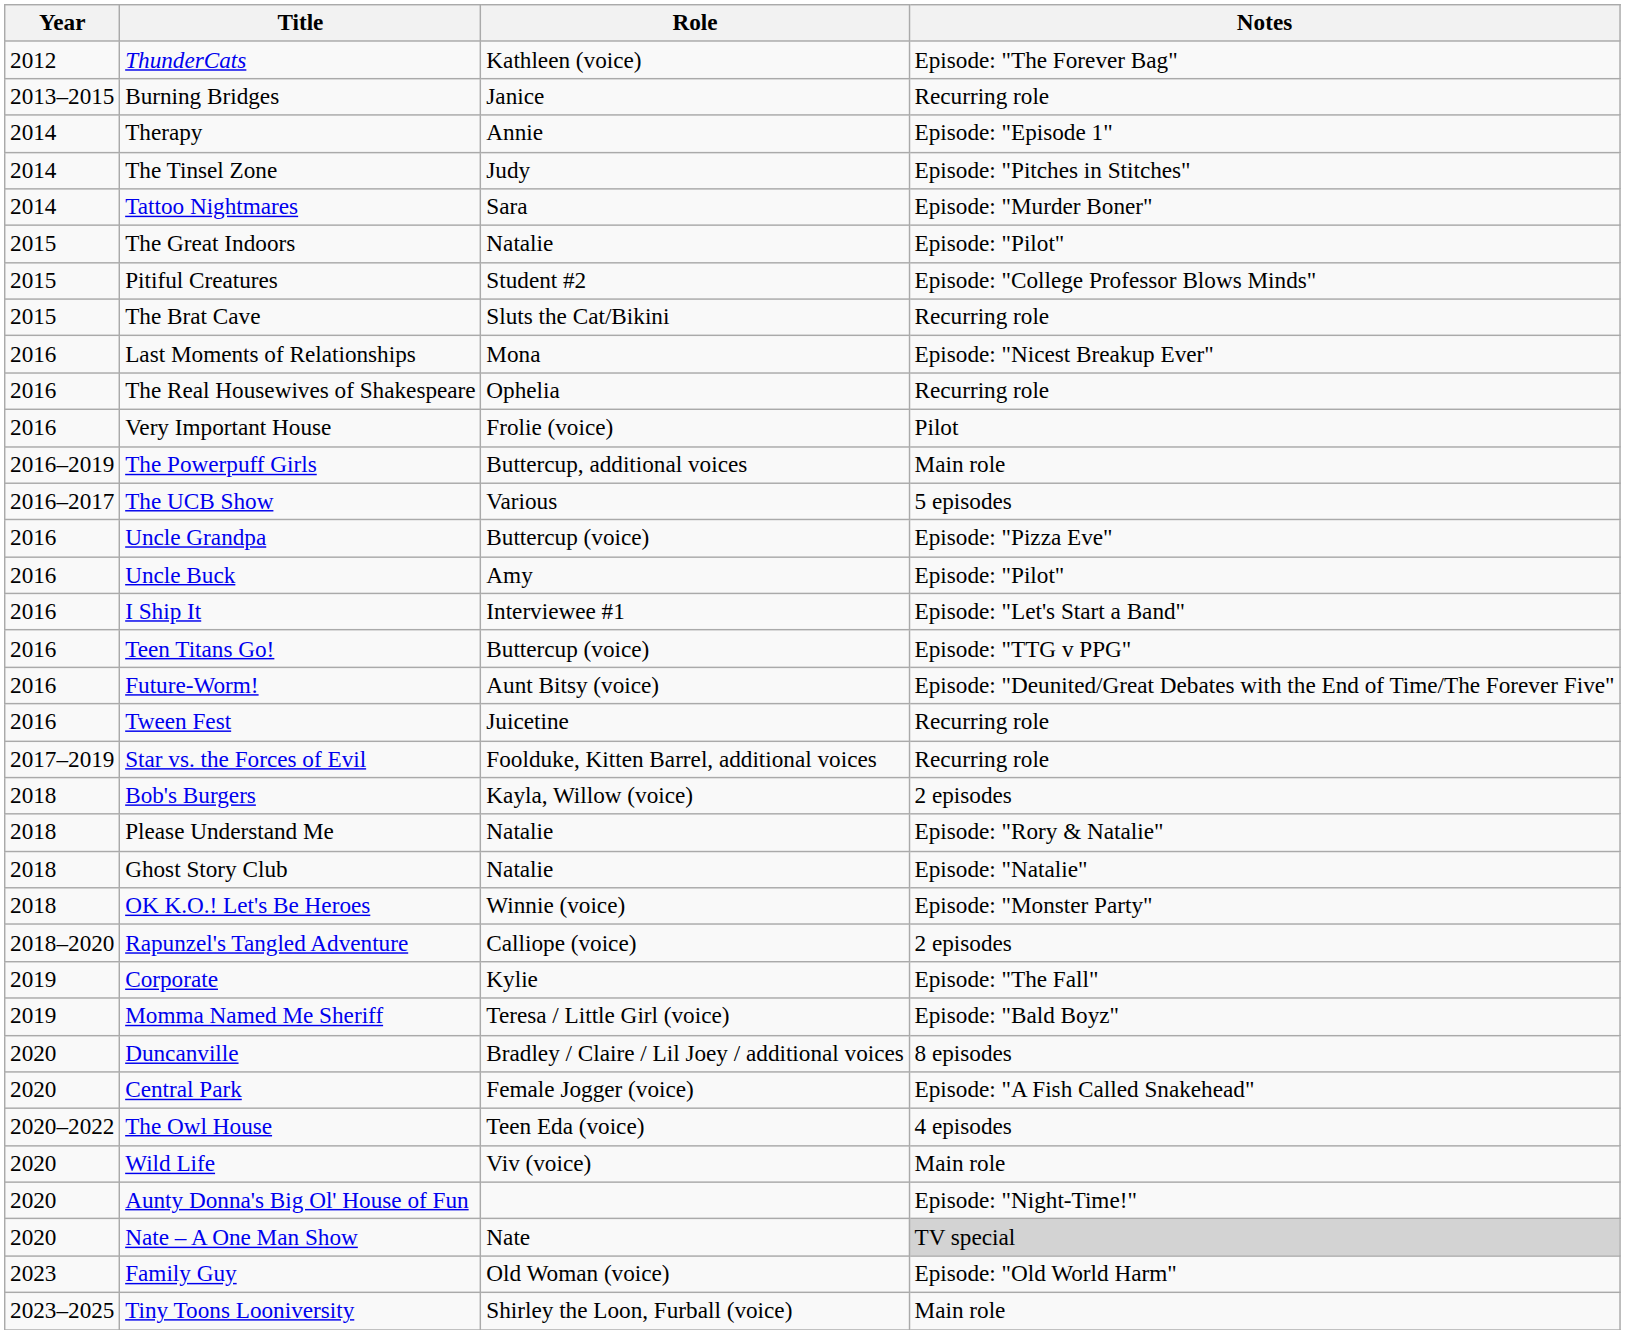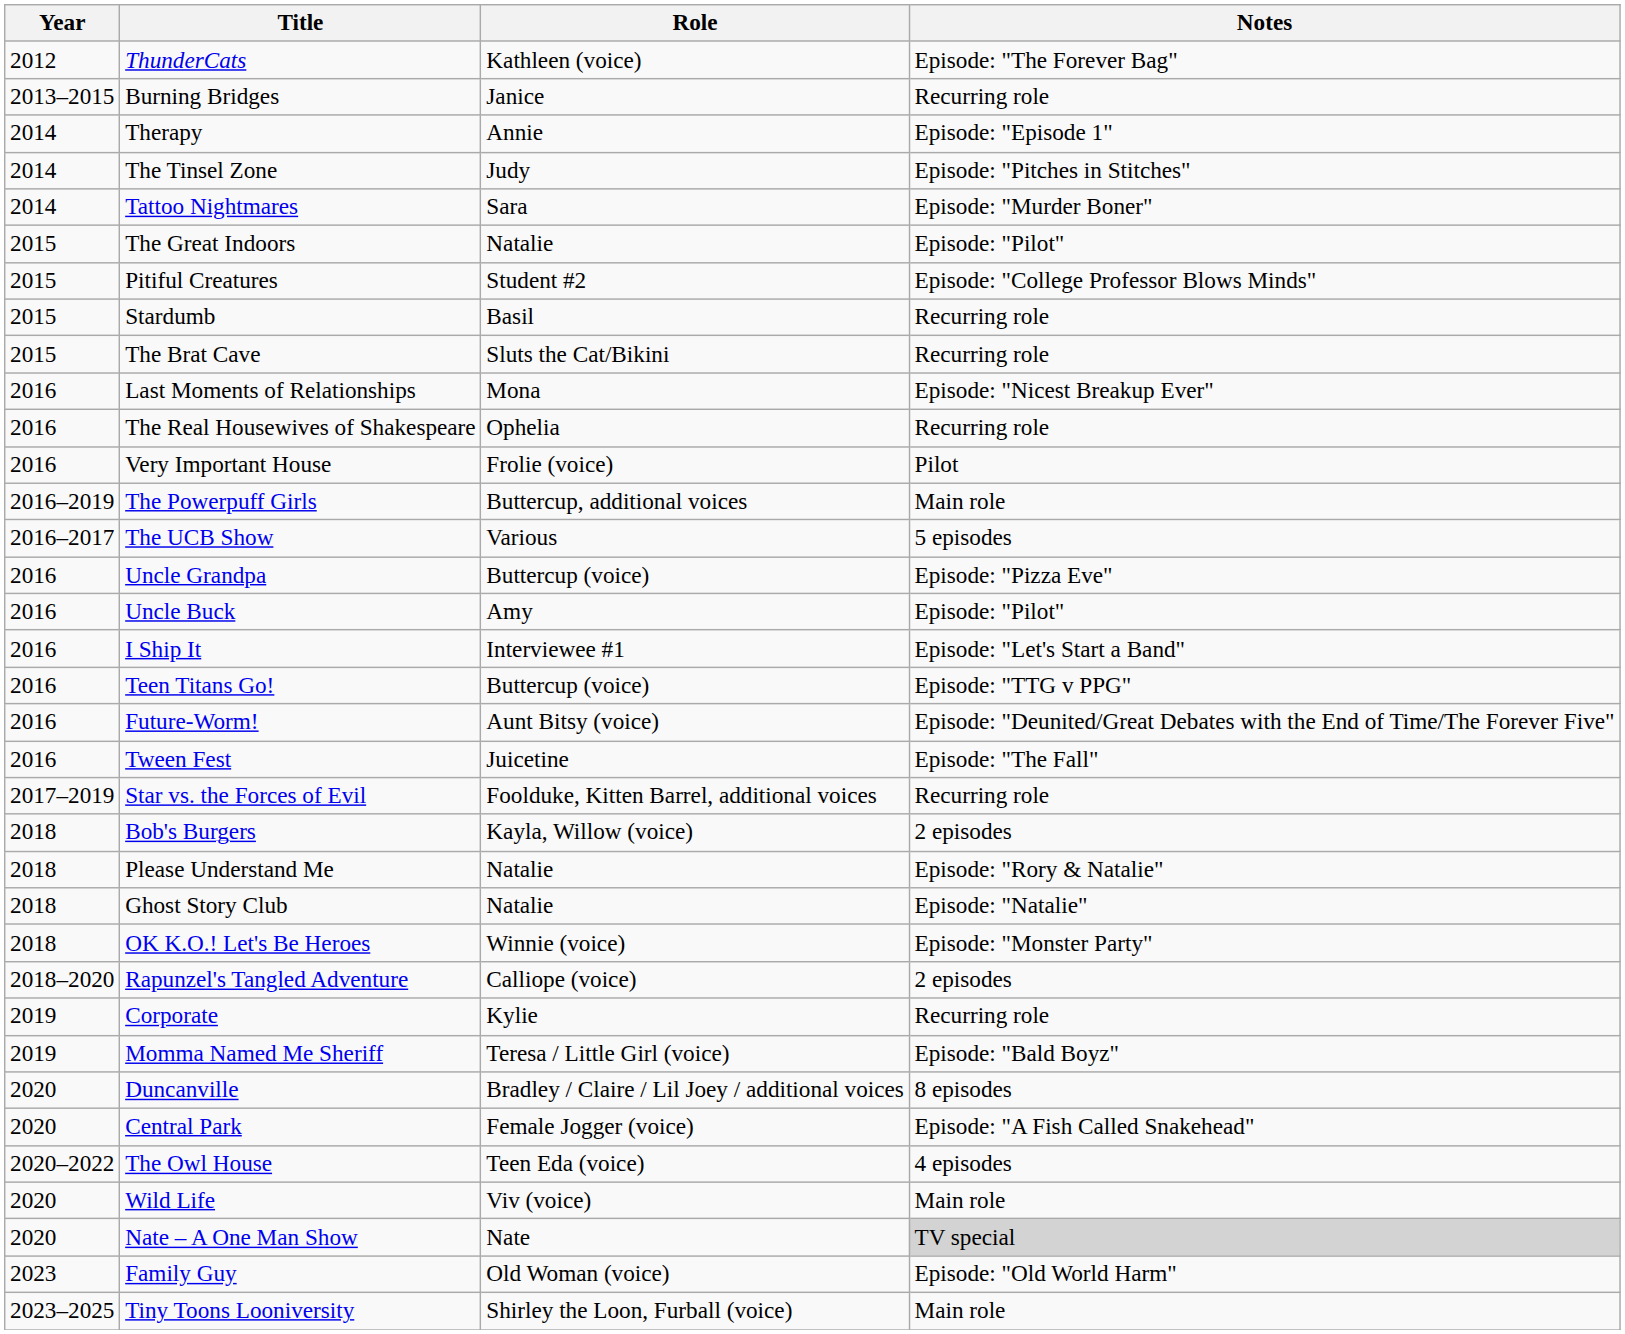+ row: (170, 317)
(982, 721) Recurring role -> (1006, 758) Episode: "The Fall"
(1006, 979) Episode: "The Fall" -> (982, 1016) Recurring role
- row: (297, 1200)
